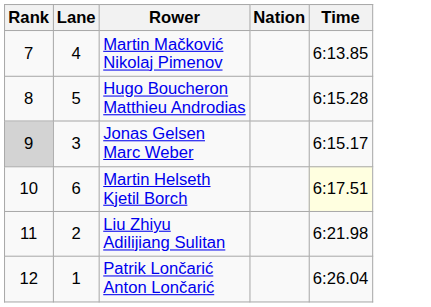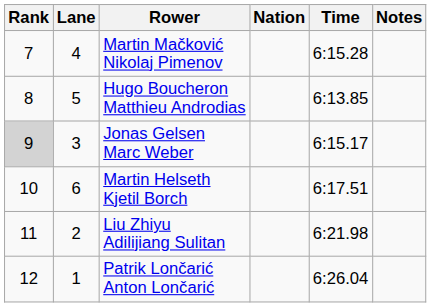+ column: (399, 17)
(341, 53) 6:13.85 -> (341, 53) 6:15.28
(341, 98) 6:15.28 -> (341, 98) 6:13.85
(341, 188) lightyellow background -> (341, 188) no background
